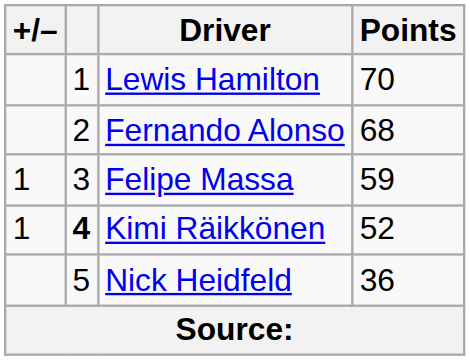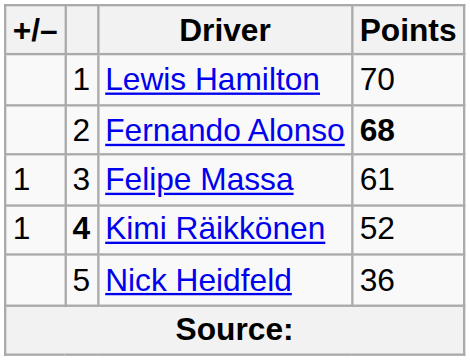(377, 130) normal -> (377, 130) bold
(377, 180) 59 -> (377, 180) 61
